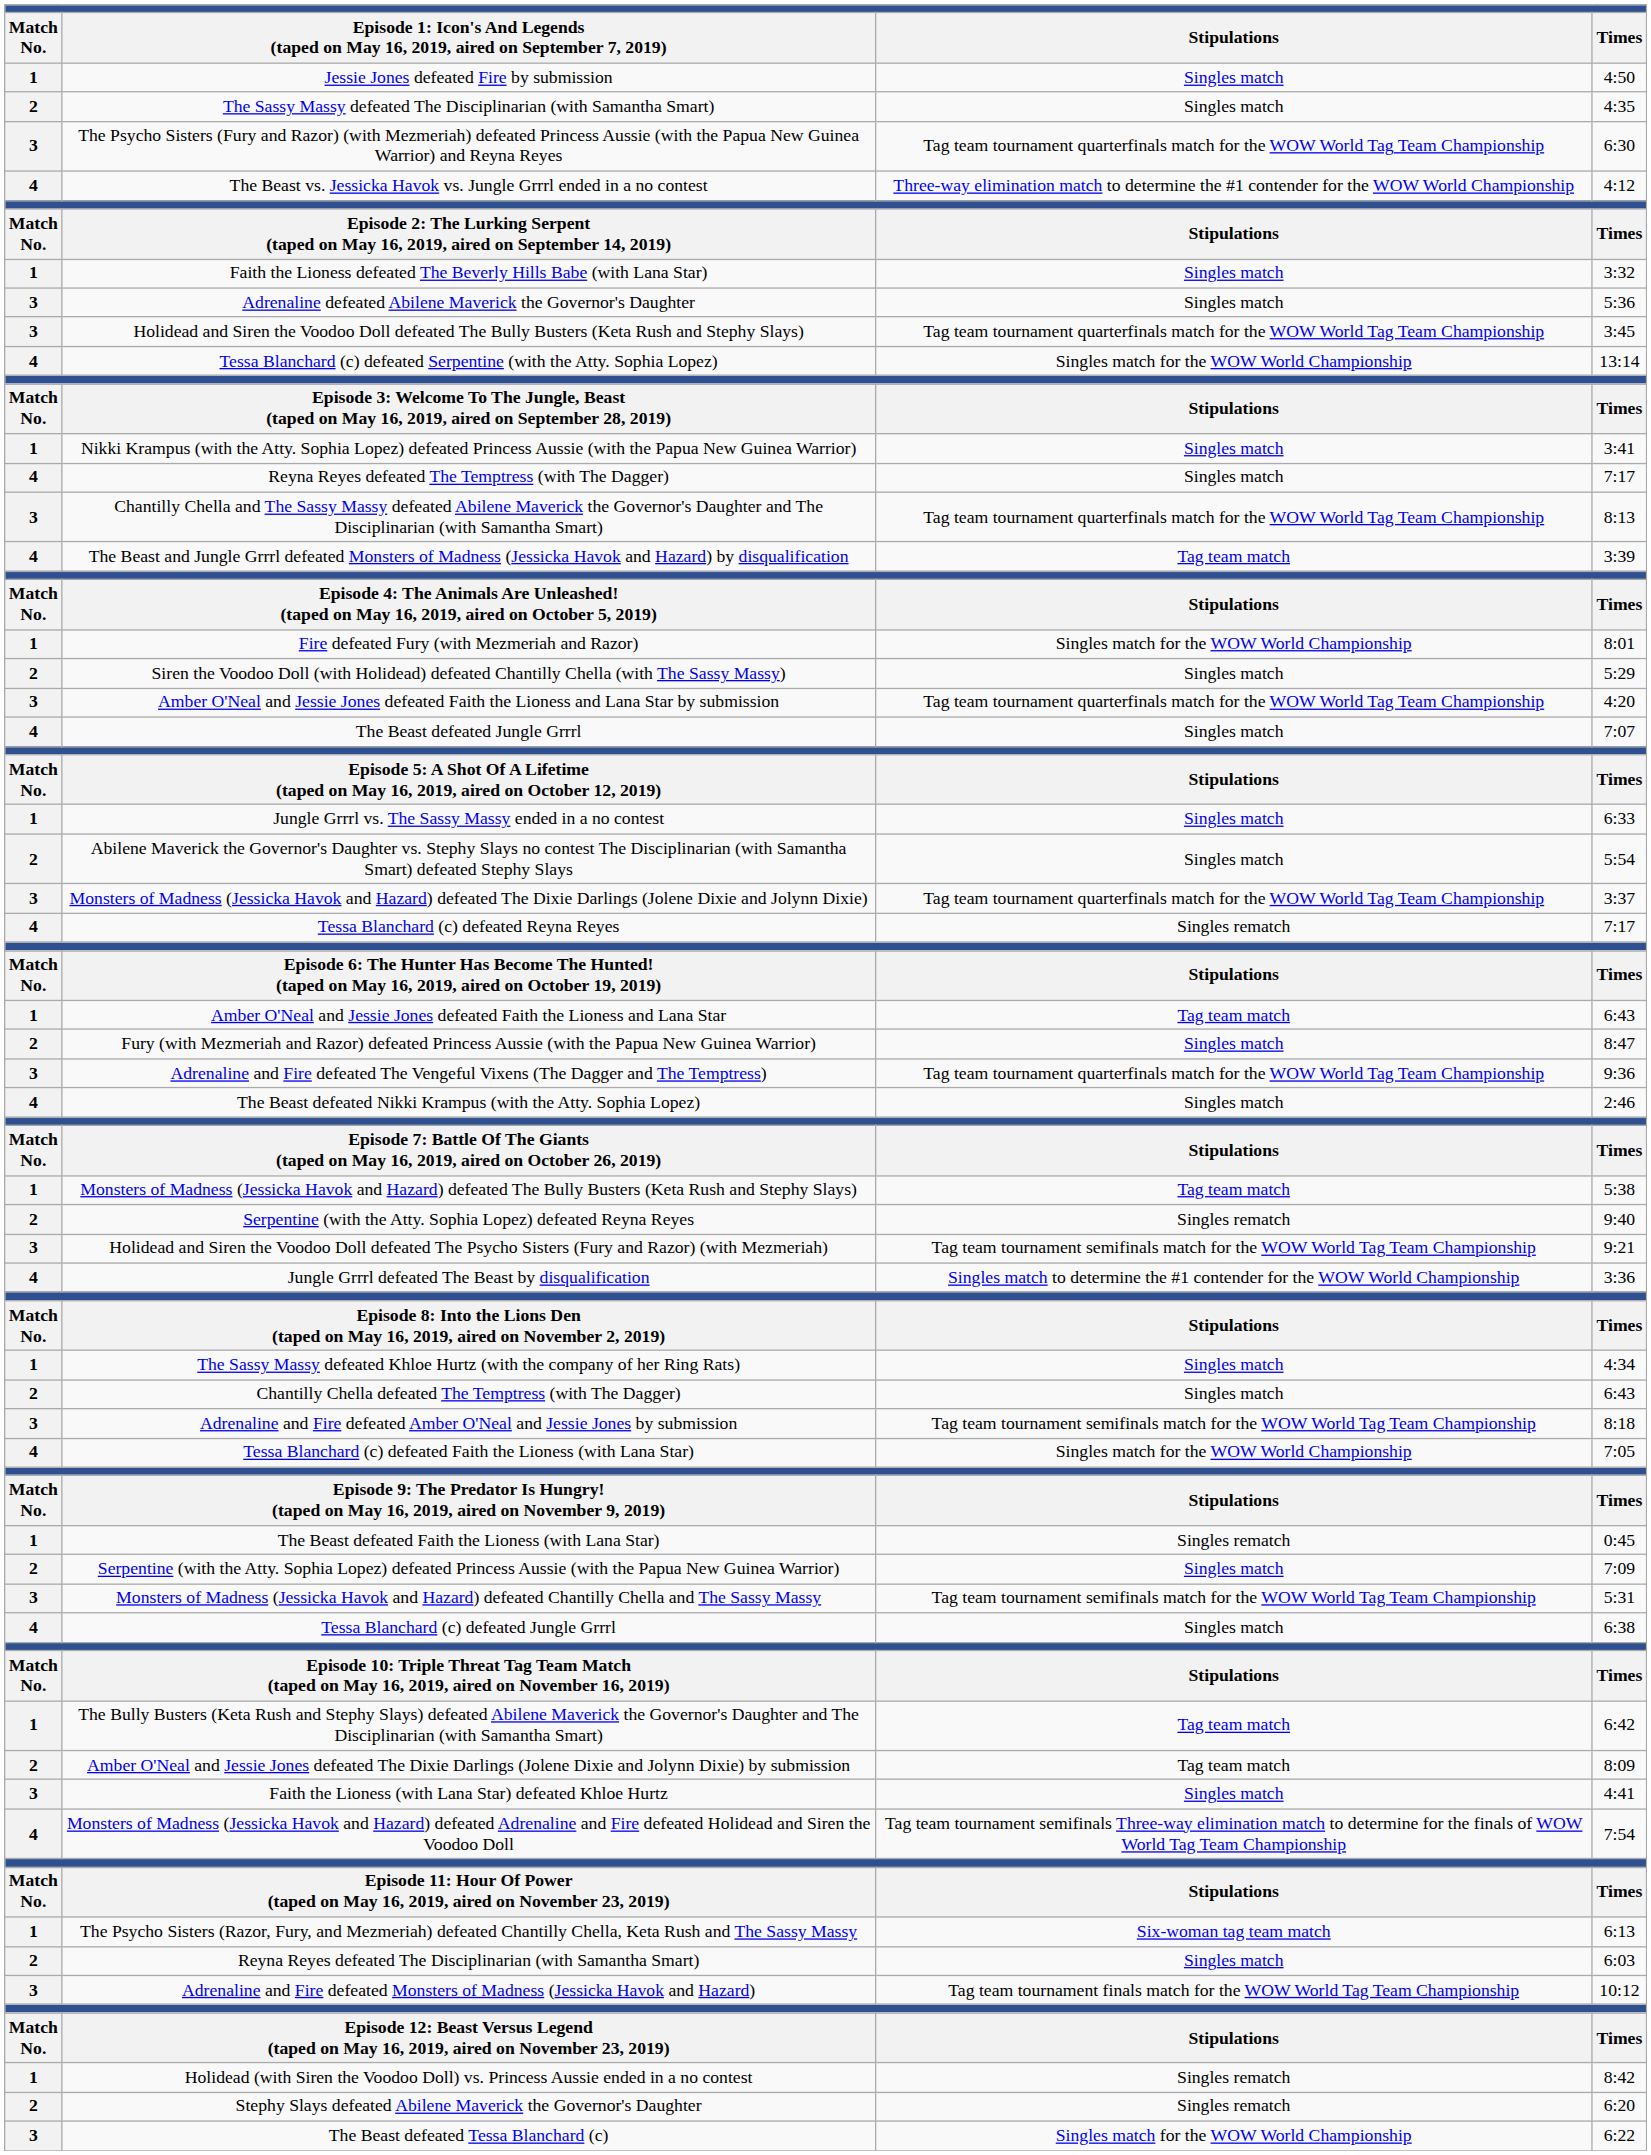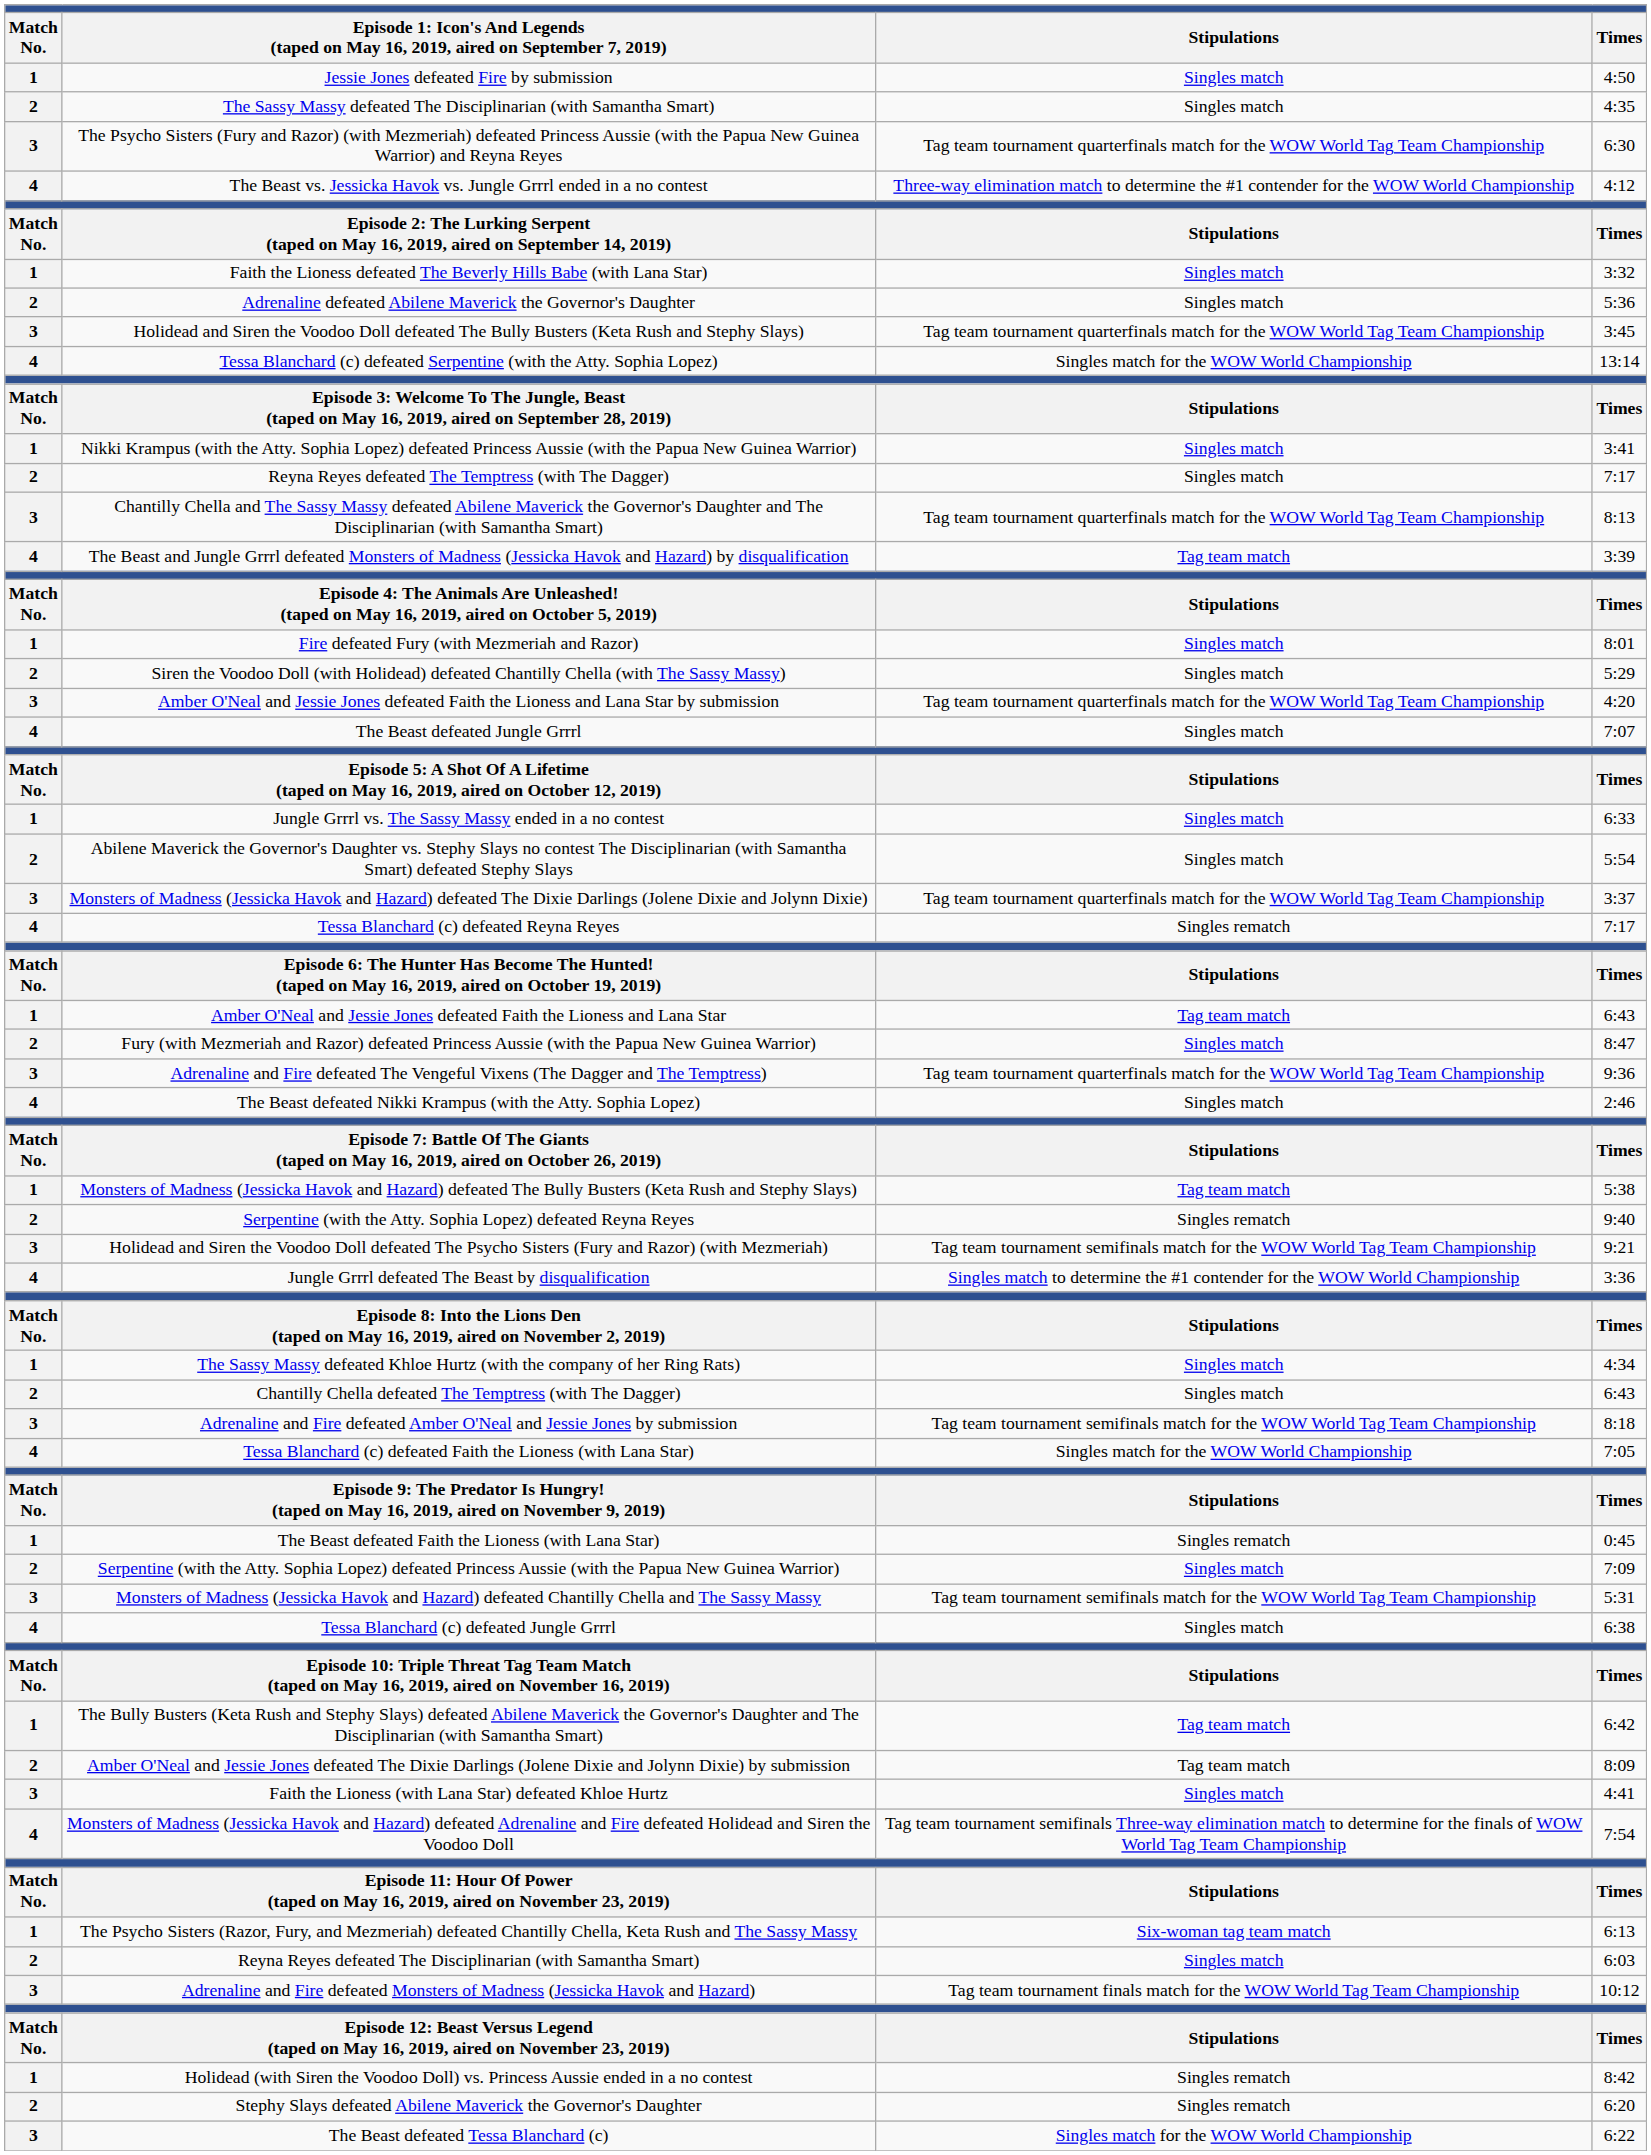(33, 301) 3 -> (33, 301) 2
(33, 477) 4 -> (33, 477) 2
(1234, 643) Singles match for the WOW World Championship -> (1234, 643) Singles match
